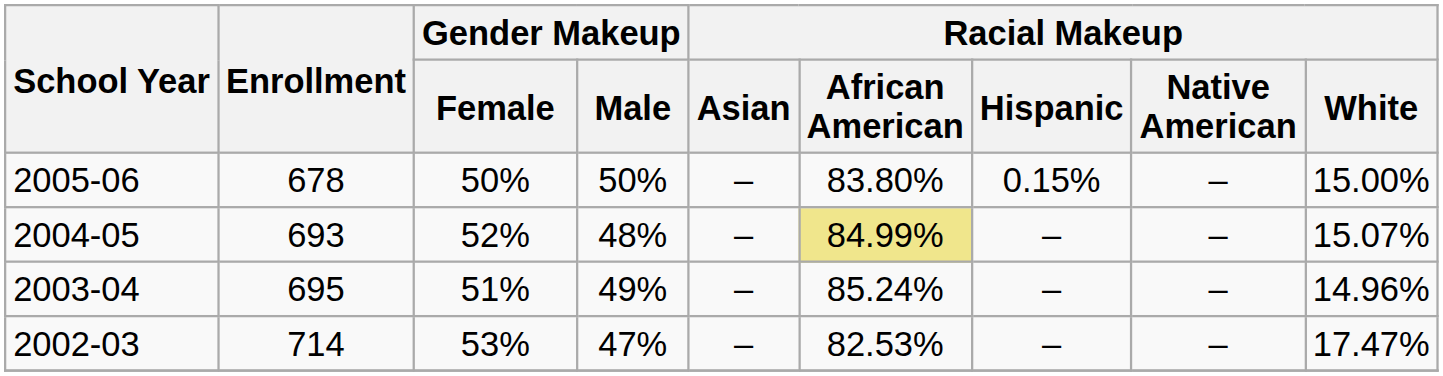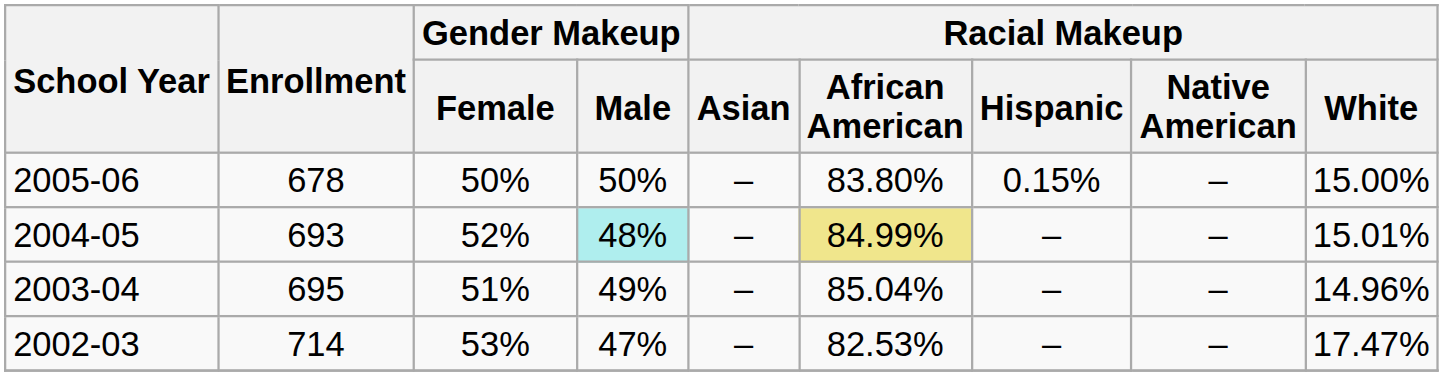(633, 235) no background -> (633, 235) paleturquoise background
(1371, 235) 15.07% -> (1371, 235) 15.01%
(885, 290) 85.24% -> (885, 290) 85.04%
